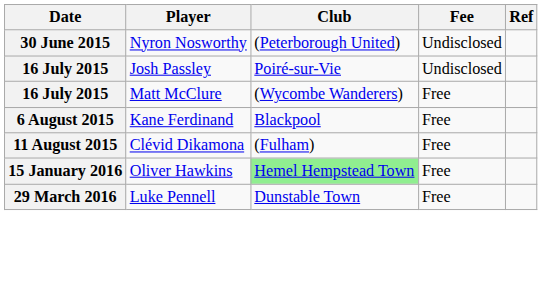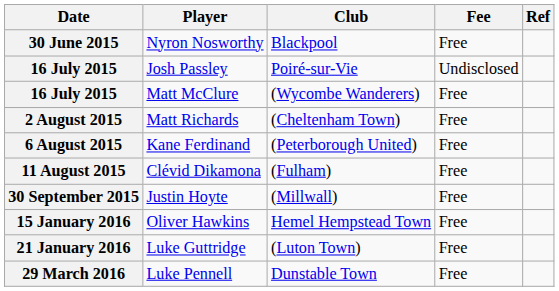(327, 42) (Peterborough United) -> (304, 42) Blackpool
(462, 42) Undisclosed -> (453, 42) Free
+ row: (74, 119)
(288, 119) Blackpool -> (344, 145) (Peterborough United)
+ row: (74, 196)
(334, 171) lightgreen background -> (351, 222) no background
+ row: (74, 247)
